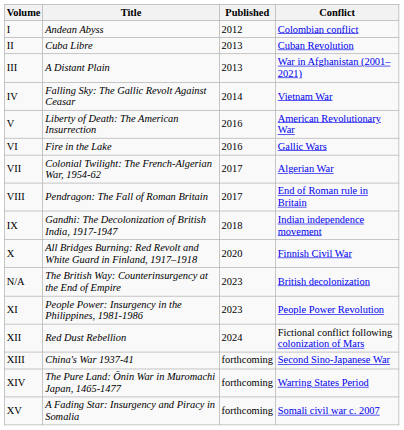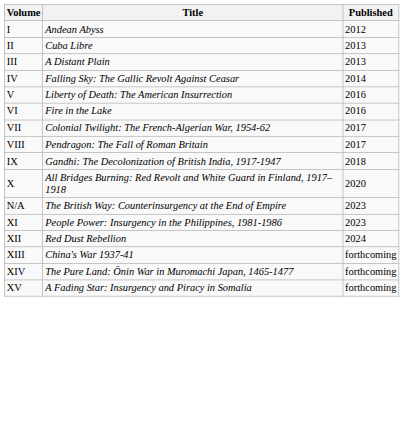- column: (337, 12)
